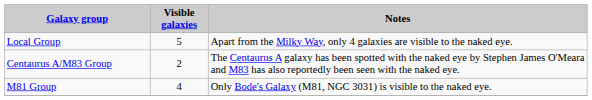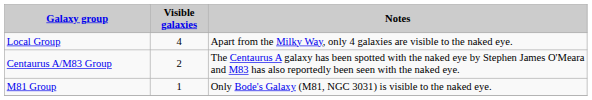(179, 41) 5 -> (179, 41) 4
(179, 86) 4 -> (179, 86) 1
